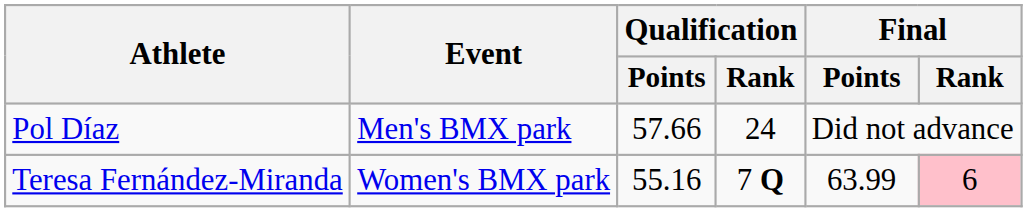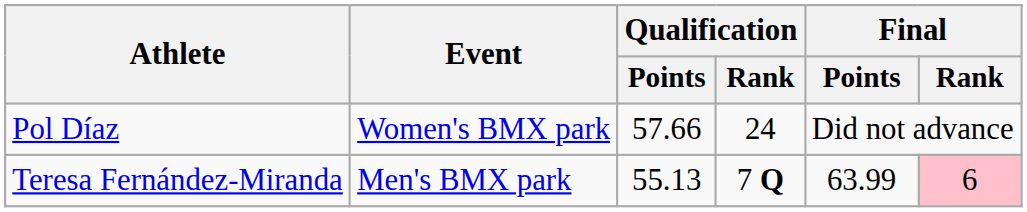(464, 129) Men's BMX park -> (484, 129) Women's BMX park
(484, 180) Women's BMX park -> (464, 180) Men's BMX park
(667, 180) 55.16 -> (667, 180) 55.13
